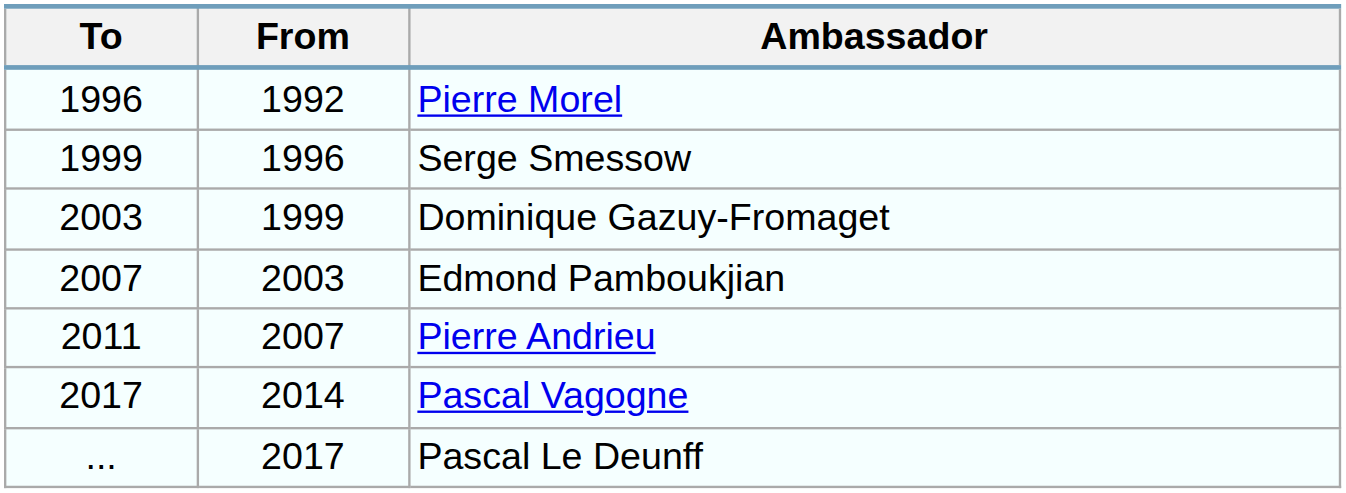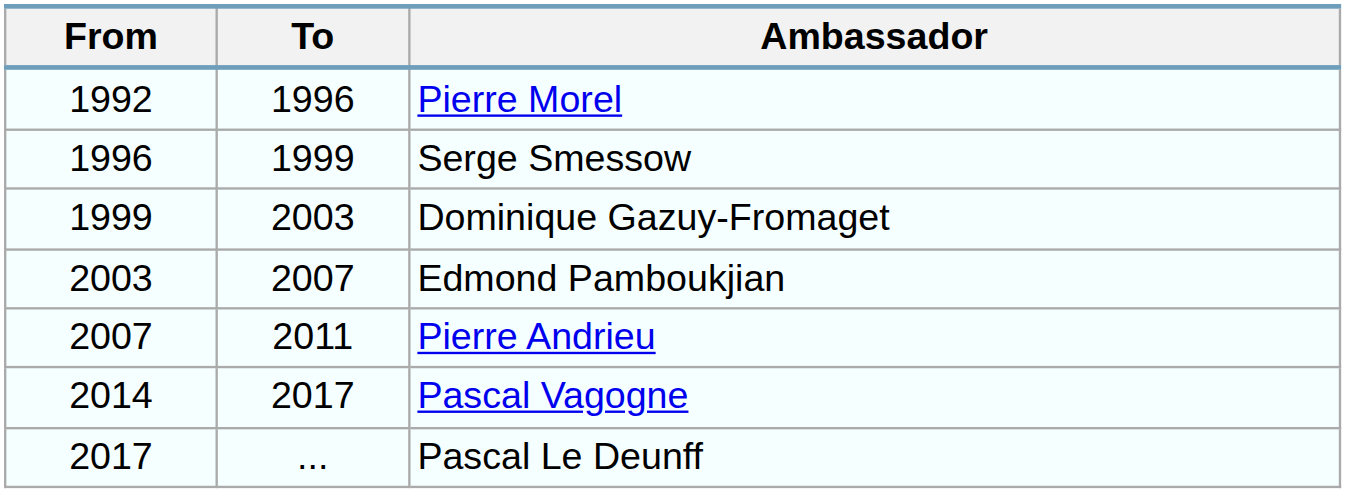columns swapped: (303, 36) <-> (101, 36)
